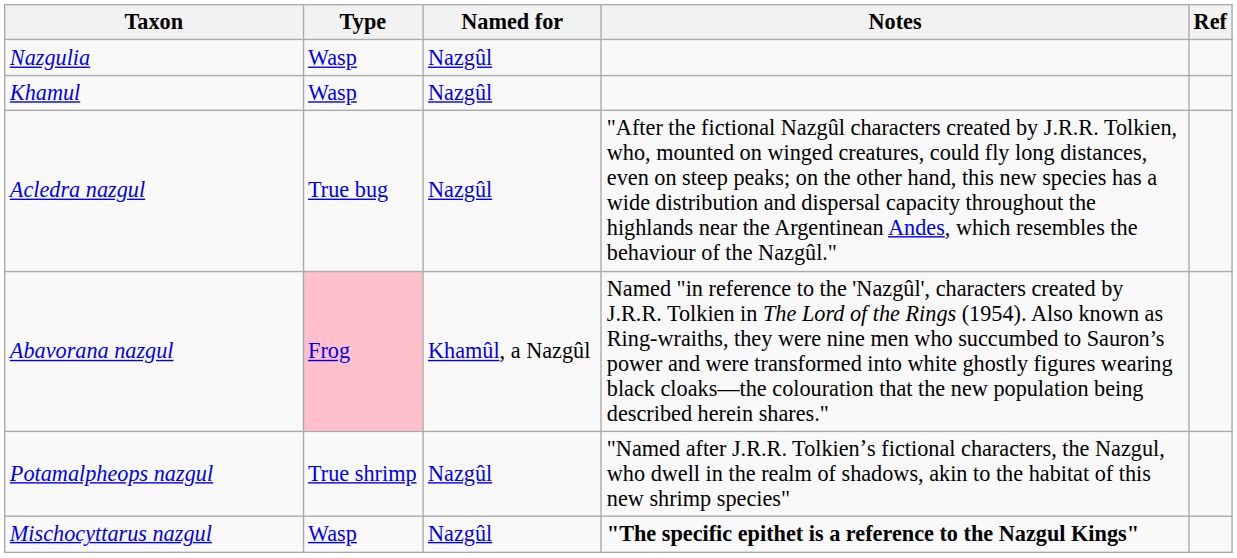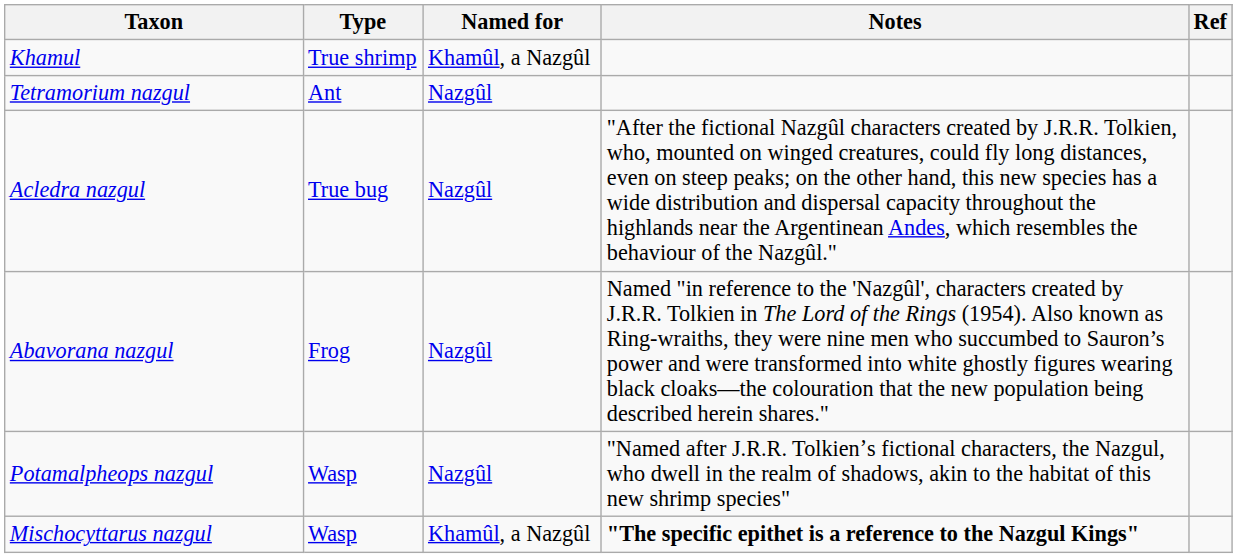- row: (50, 57)
(332, 92) Wasp -> (362, 57) True shrimp
(460, 92) Nazgûl -> (509, 57) Khamûl, a Nazgûl
+ row: (100, 92)
(329, 350) pink background -> (329, 350) no background
(509, 350) Khamûl, a Nazgûl -> (460, 350) Nazgûl
(362, 473) True shrimp -> (332, 473) Wasp
(460, 534) Nazgûl -> (509, 534) Khamûl, a Nazgûl
